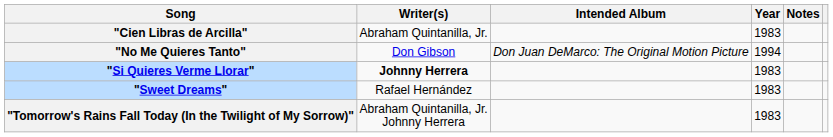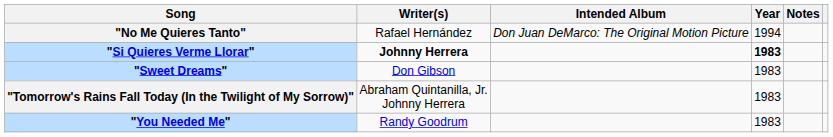- row: (181, 33)
(424, 52) Don Gibson -> (424, 33) Rafael Hernández
(768, 71) normal -> (768, 52) bold
(424, 90) Rafael Hernández -> (424, 71) Don Gibson
+ row: (181, 122)
